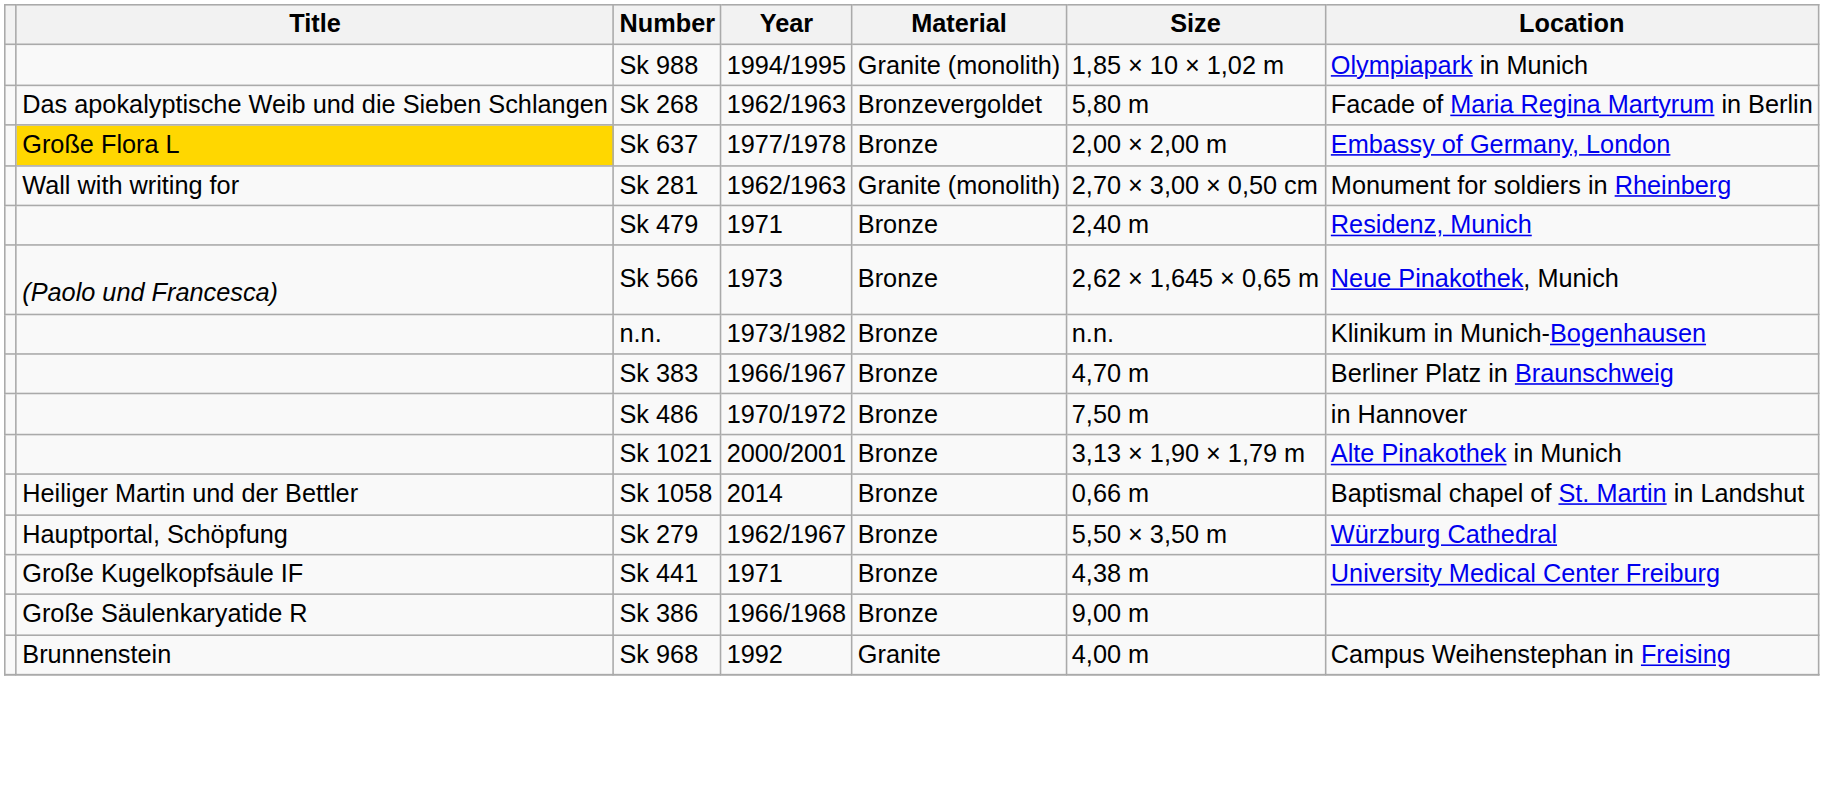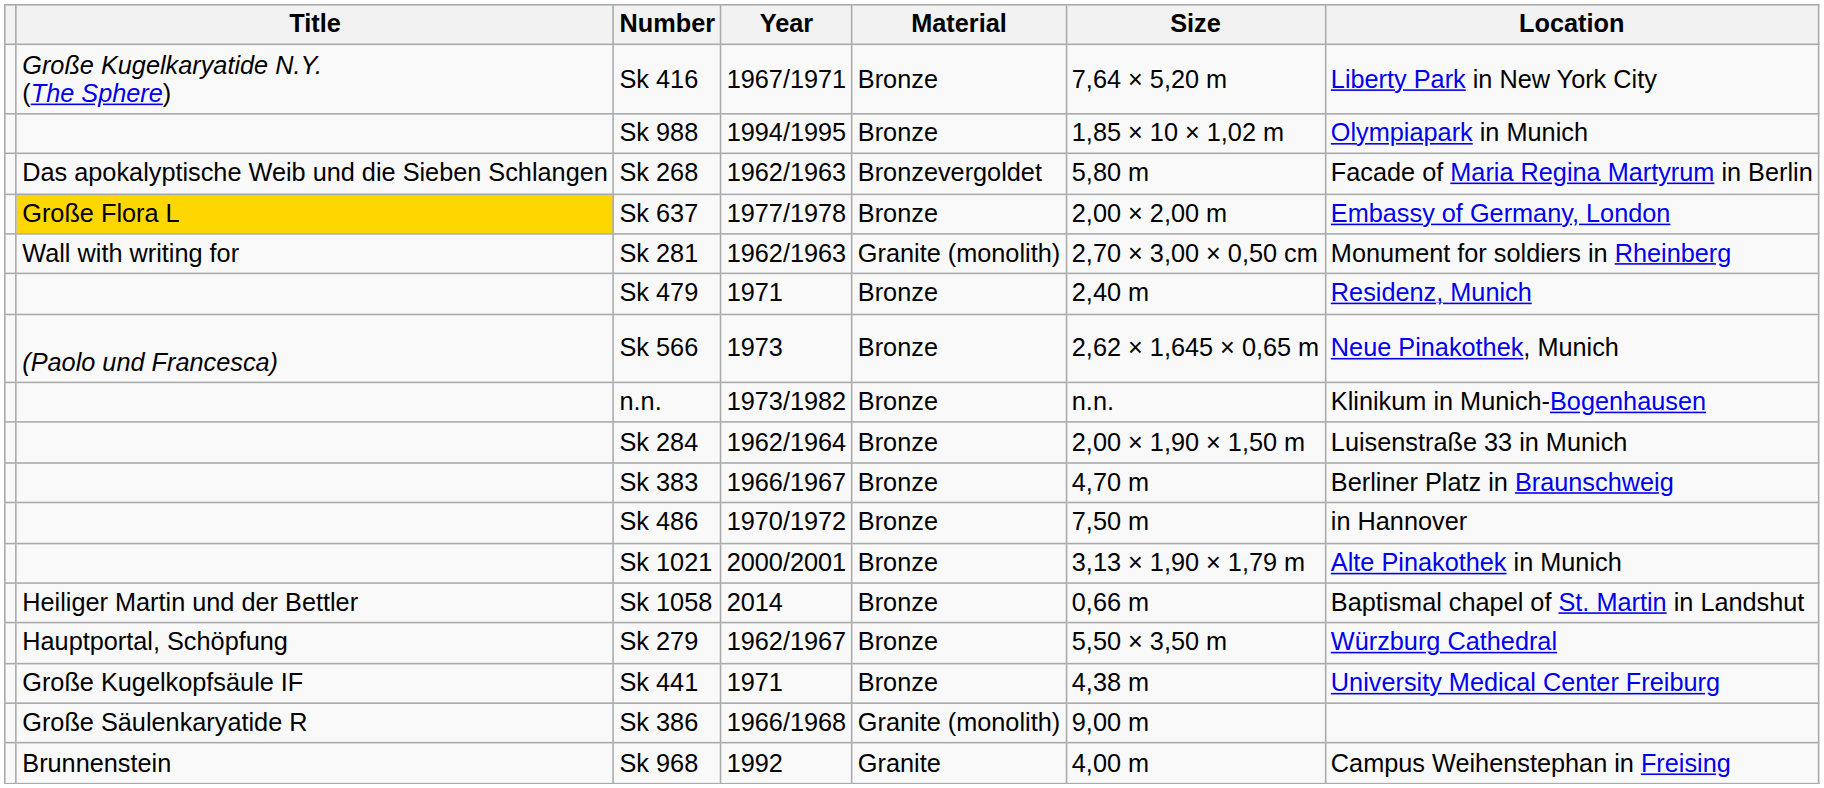+ row: (659, 78)
(959, 64) Granite (monolith) -> (898, 133) Bronze
+ row: (659, 442)
(898, 614) Bronze -> (959, 722) Granite (monolith)
